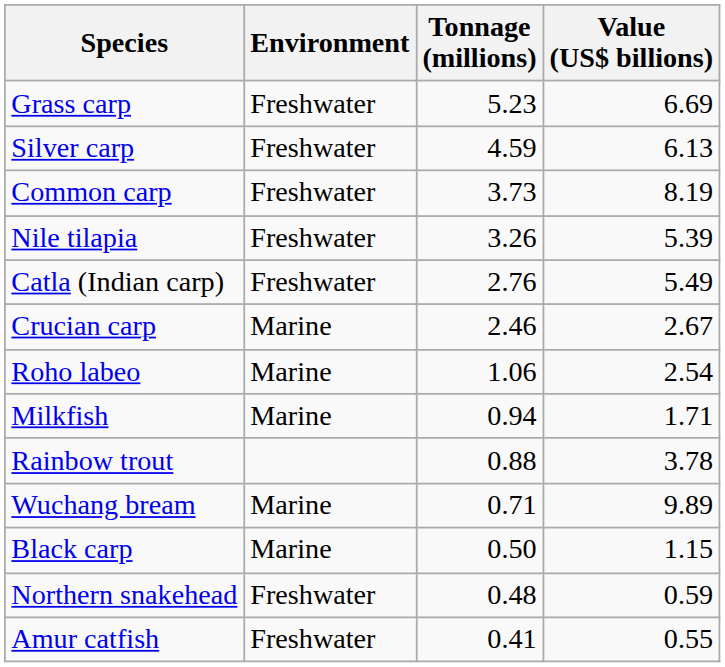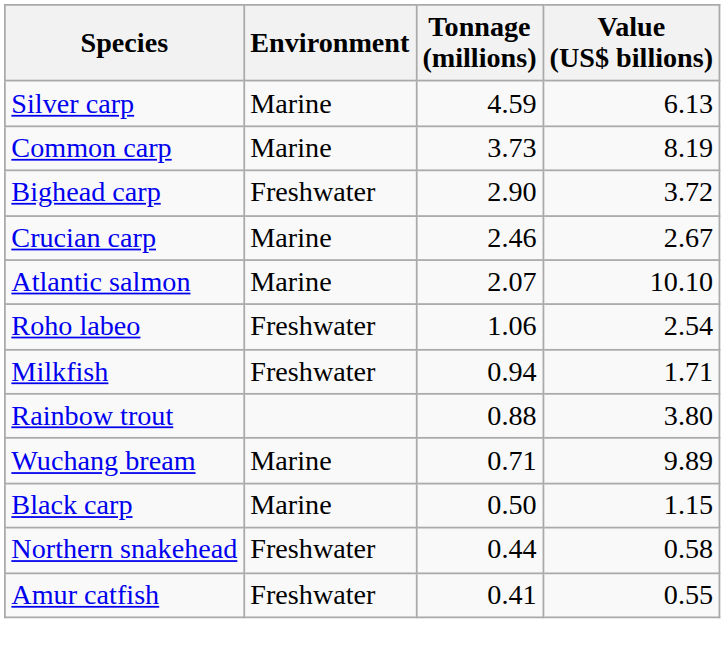- row: (71, 103)
(313, 147) Freshwater -> (291, 103) Marine
(313, 192) Freshwater -> (291, 147) Marine
- row: (74, 237)
+ row: (86, 192)
- row: (118, 281)
+ row: (101, 281)
(291, 371) Marine -> (313, 326) Freshwater
(291, 415) Marine -> (313, 371) Freshwater
(688, 460) 3.78 -> (688, 415) 3.80
(512, 594) 0.48 -> (512, 549) 0.44
(688, 594) 0.59 -> (688, 549) 0.58
